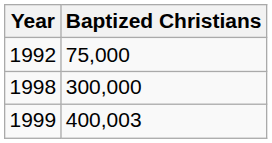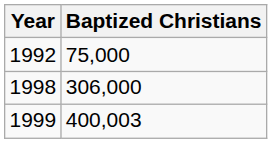(104, 87) 300,000 -> (104, 87) 306,000
